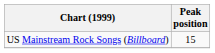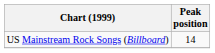(190, 39) 15 -> (190, 39) 14
